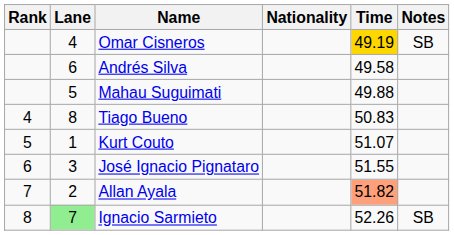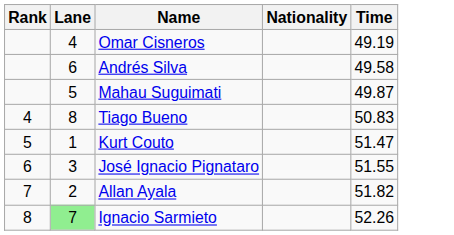- column: (423, 17)
(374, 42) gold background -> (374, 42) no background
(374, 92) 49.88 -> (374, 92) 49.87
(374, 142) 51.07 -> (374, 142) 51.47
(374, 192) lightsalmon background -> (374, 192) no background
